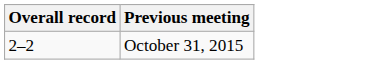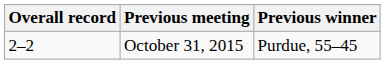+ column: (317, 18)
